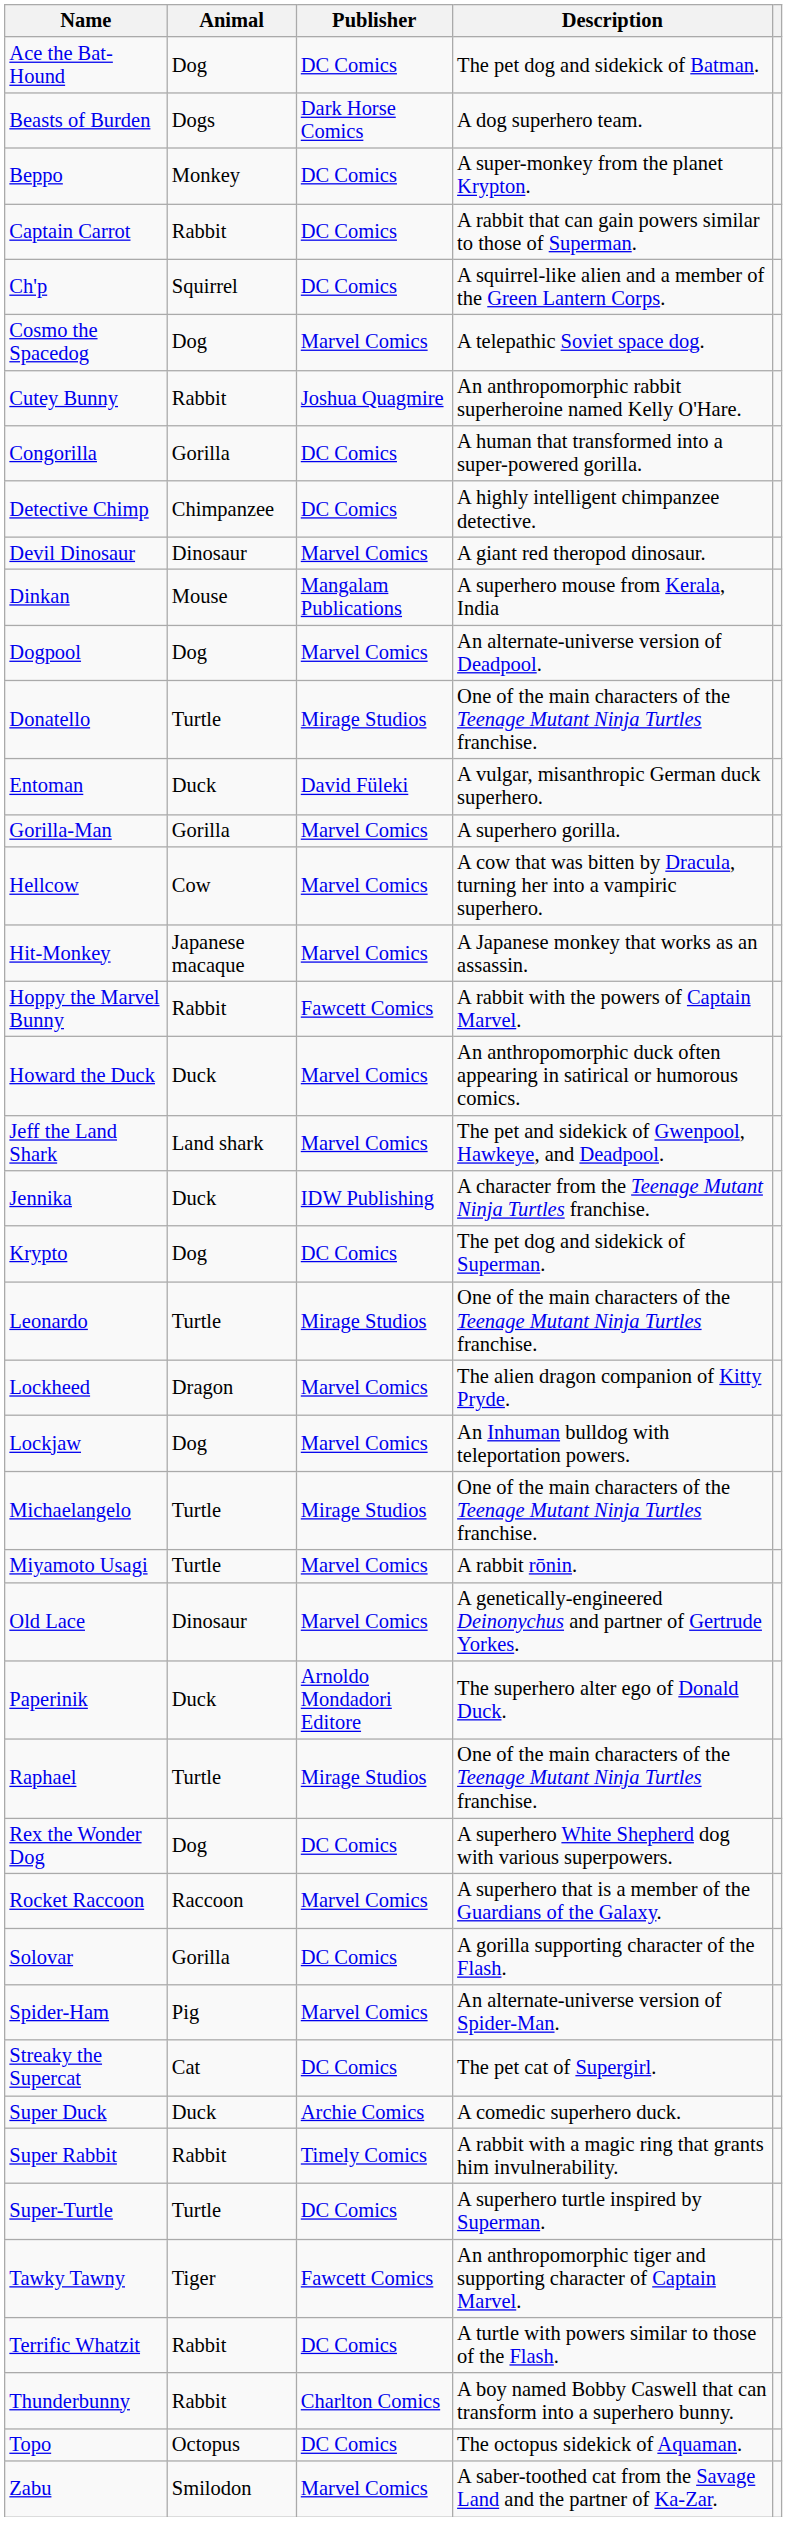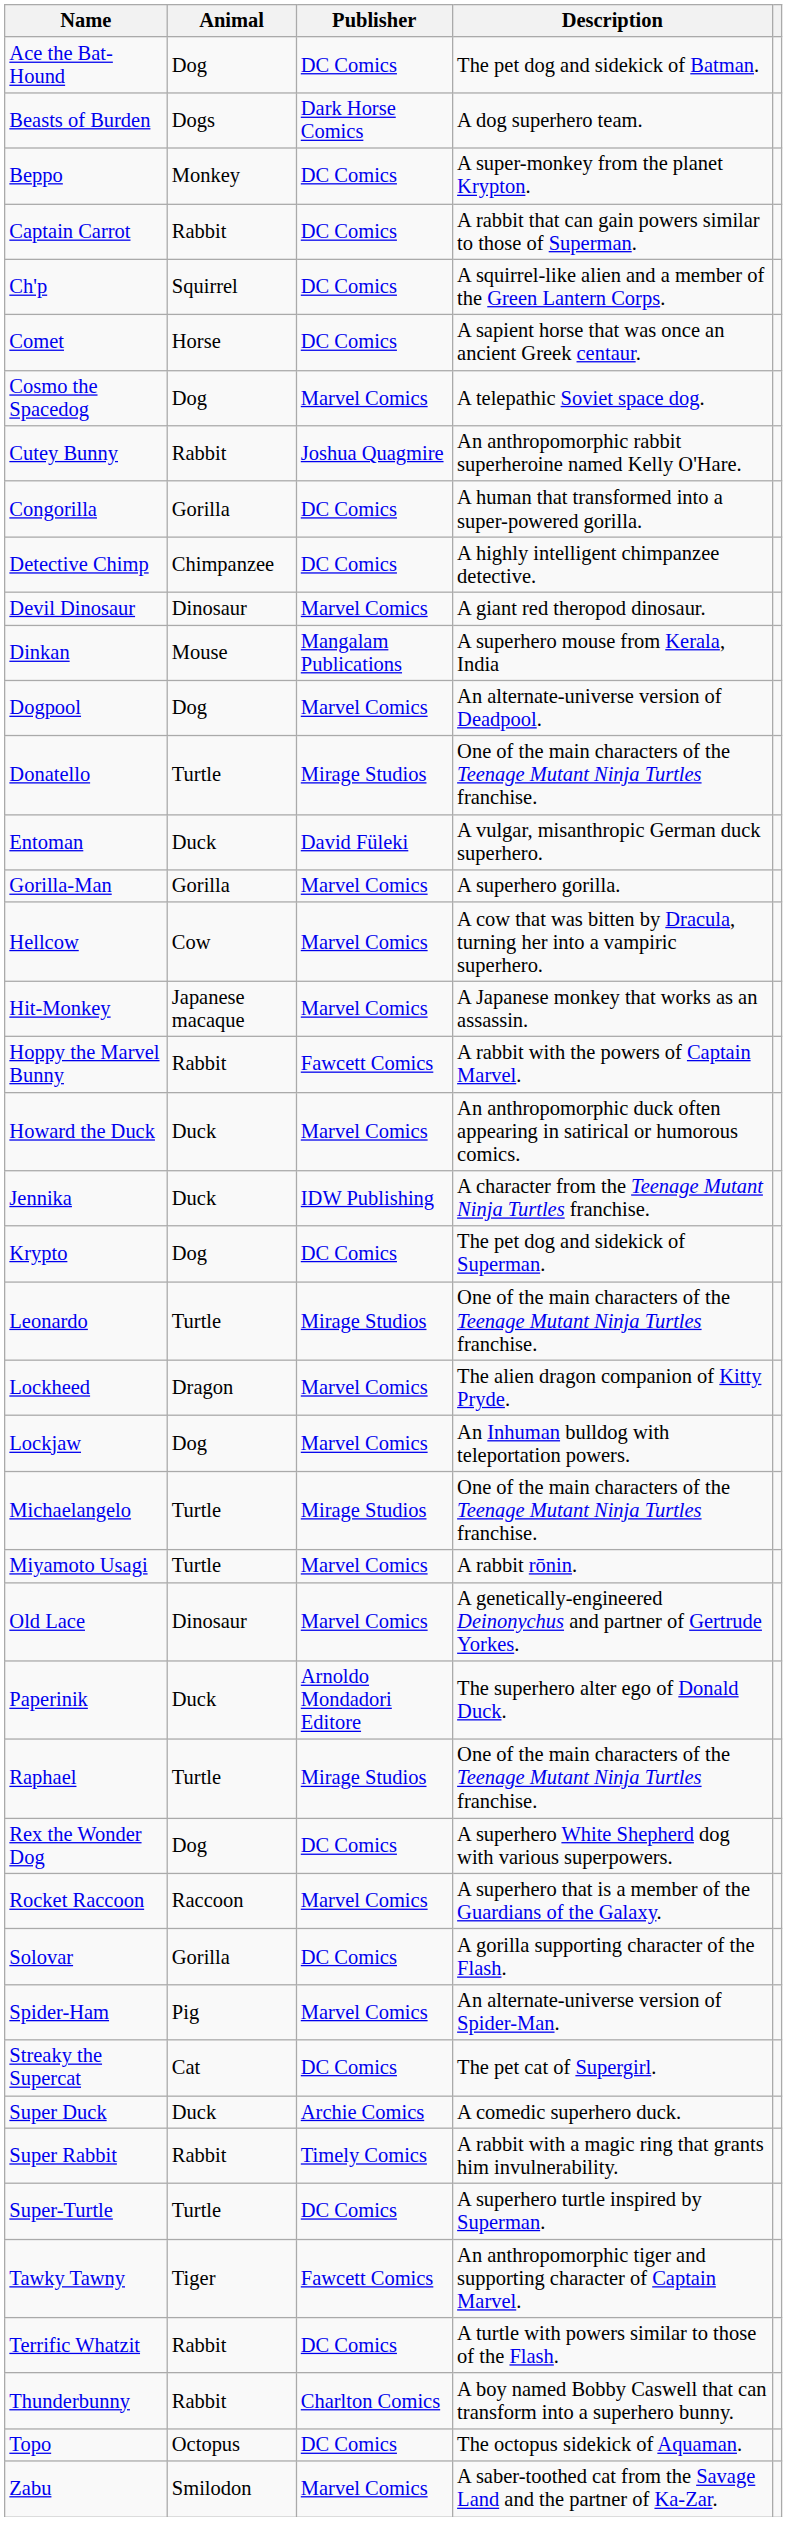+ row: (37, 342)
- row: (63, 1142)
